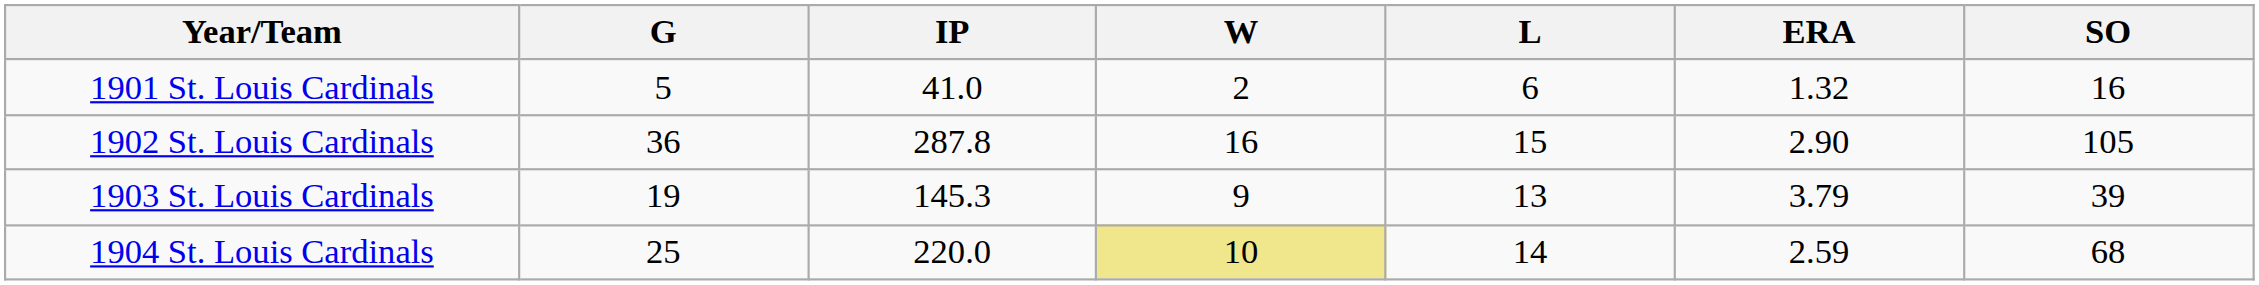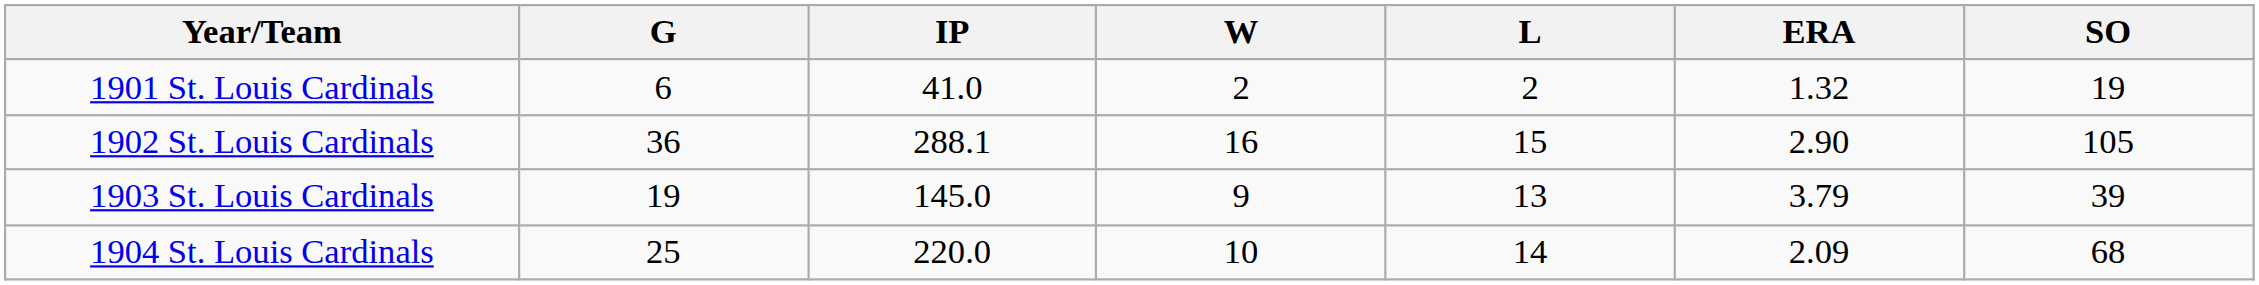(663, 86) 5 -> (663, 86) 6
(1530, 86) 6 -> (1530, 86) 2
(2108, 86) 16 -> (2108, 86) 19
(952, 141) 287.8 -> (952, 141) 288.1
(952, 196) 145.3 -> (952, 196) 145.0
(1241, 251) khaki background -> (1241, 251) no background
(1819, 251) 2.59 -> (1819, 251) 2.09
